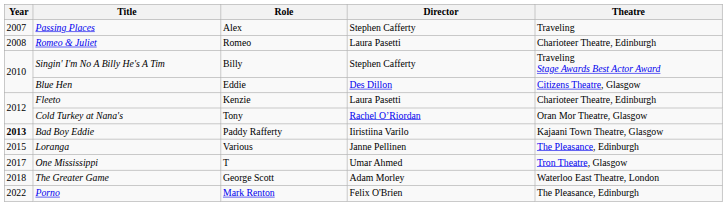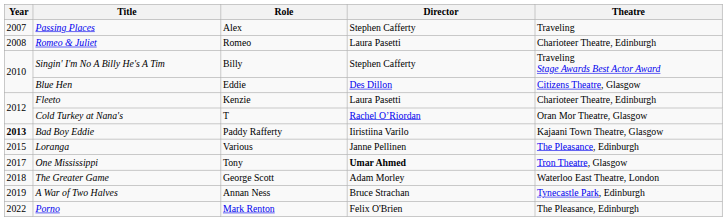(233, 116) Tony -> (226, 116) T
(226, 162) T -> (233, 162) Tony
(376, 162) normal -> (378, 162) bold
+ row: (77, 193)
